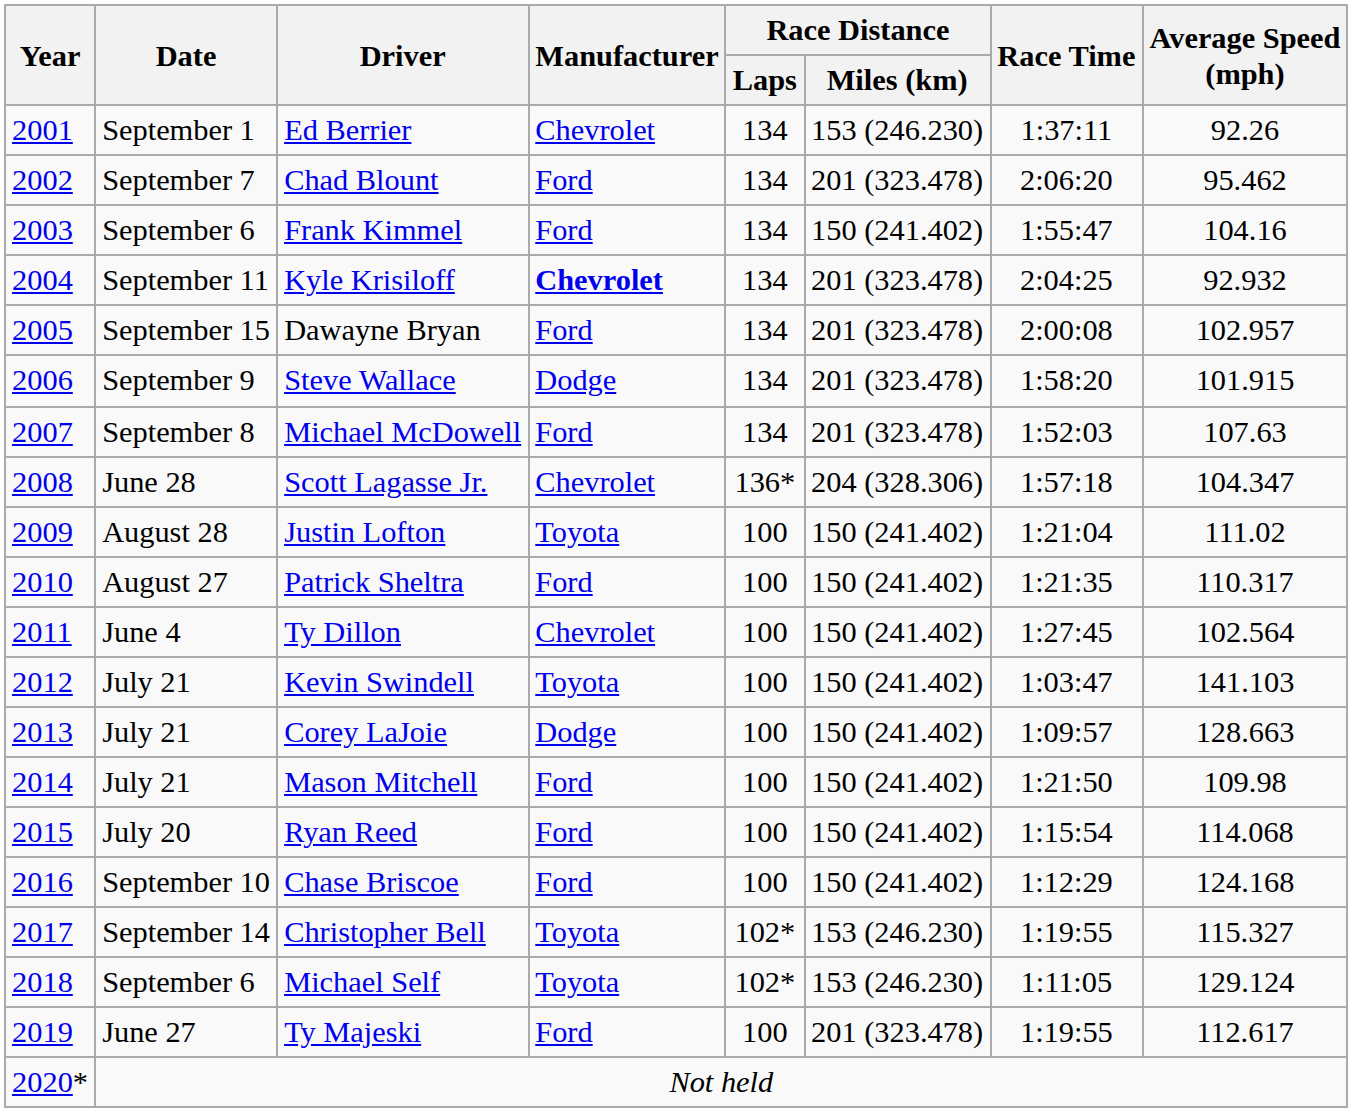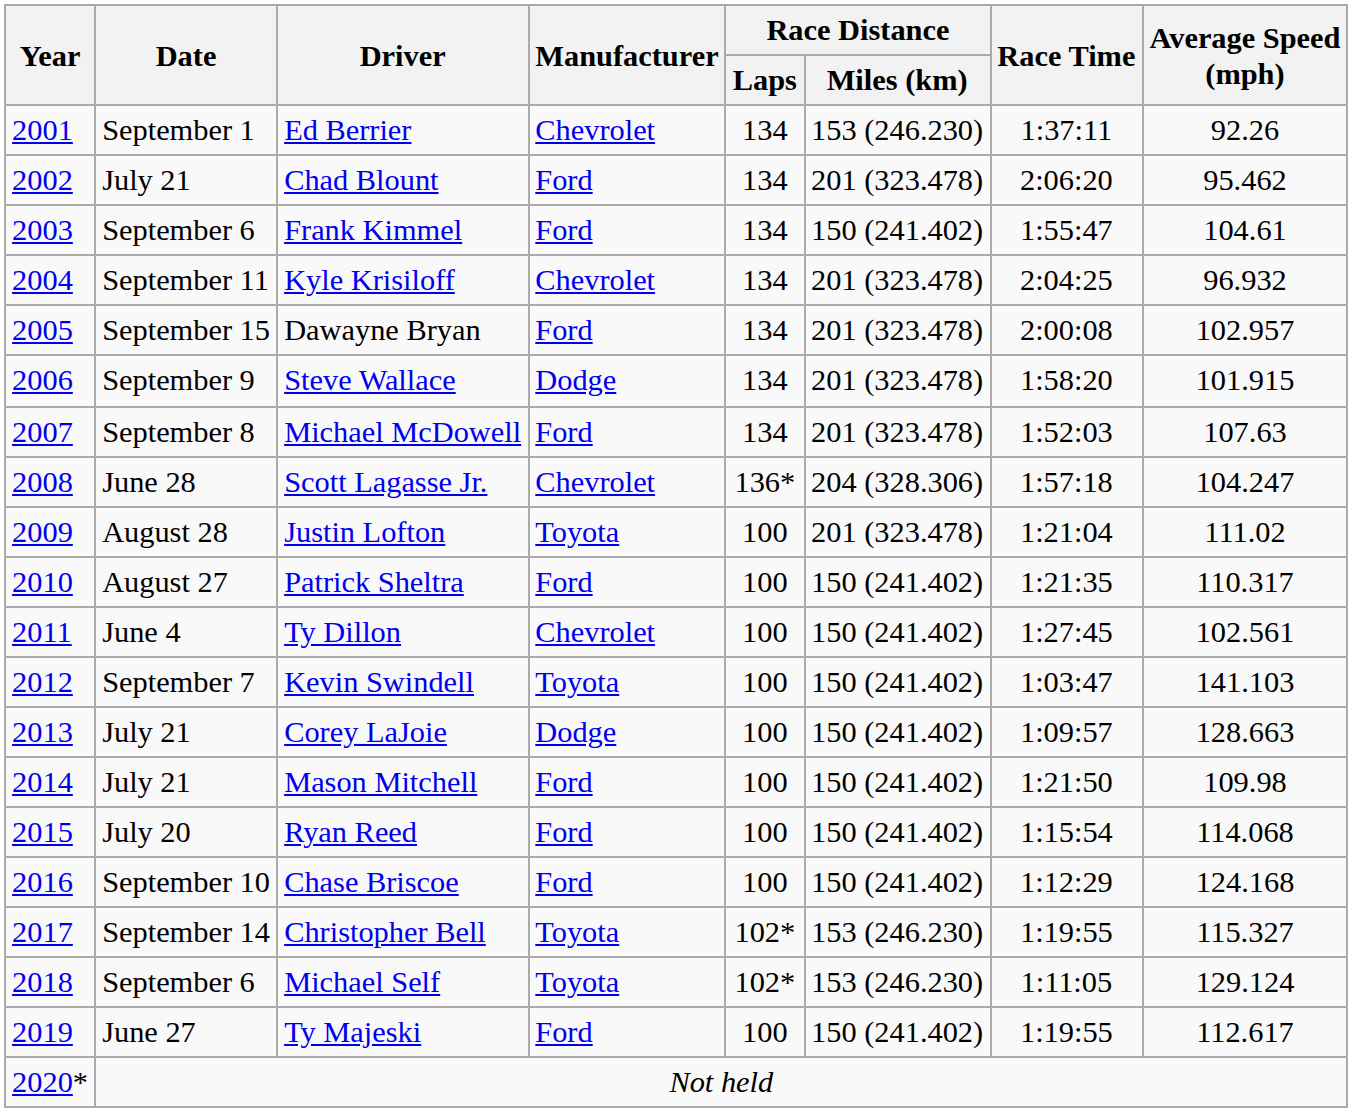(178, 180) September 7 -> (146, 180) July 21
(1245, 230) 104.16 -> (1245, 230) 104.61
(599, 280) bold -> (595, 280) normal
(1245, 280) 92.932 -> (1245, 280) 96.932
(1245, 480) 104.347 -> (1245, 480) 104.247
(897, 530) 150 (241.402) -> (897, 530) 201 (323.478)
(1245, 631) 102.564 -> (1245, 631) 102.561
(146, 681) July 21 -> (178, 681) September 7
(897, 1032) 201 (323.478) -> (897, 1032) 150 (241.402)
